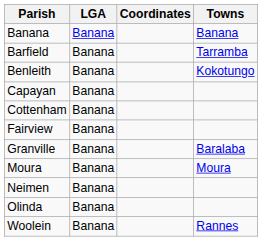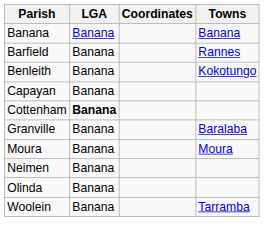(222, 52) Tarramba -> (219, 52) Rannes
(93, 110) normal -> (94, 110) bold
- row: (30, 129)
(217, 226) Rannes -> (224, 206) Tarramba
